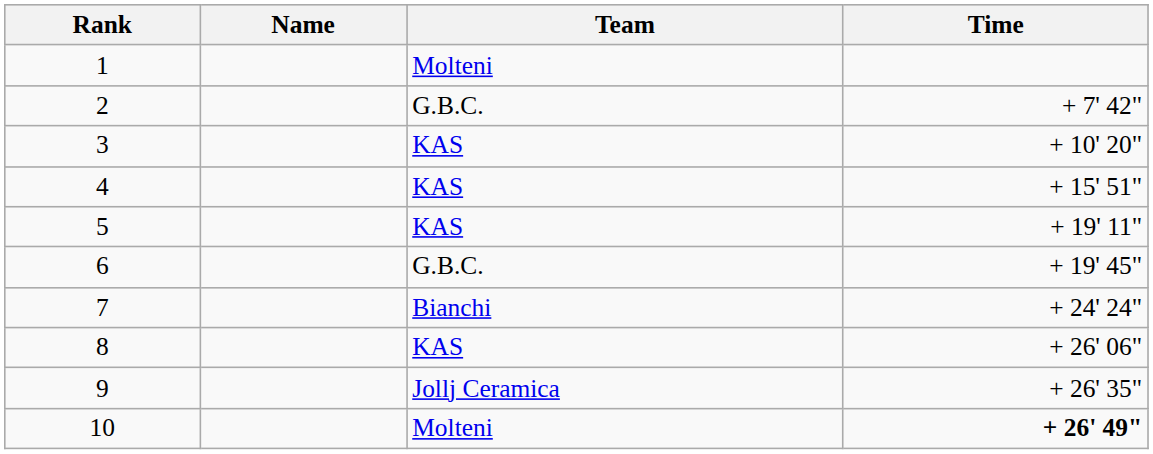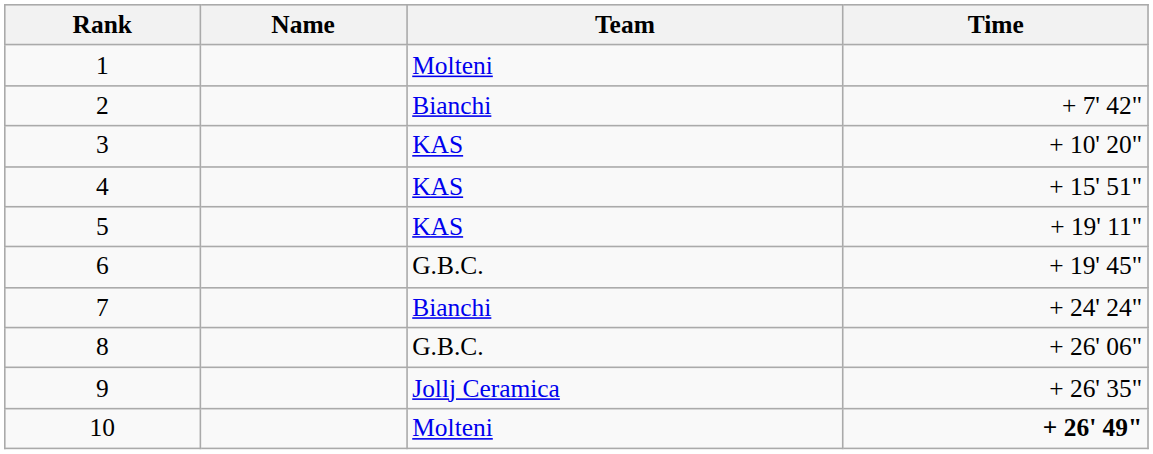(448, 105) G.B.C. -> (452, 105) Bianchi
(438, 347) KAS -> (448, 347) G.B.C.
